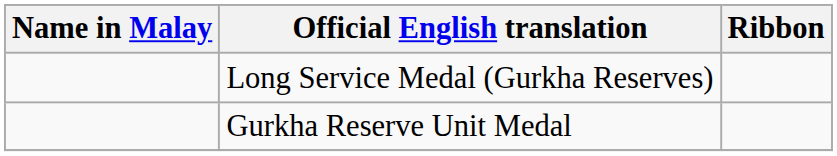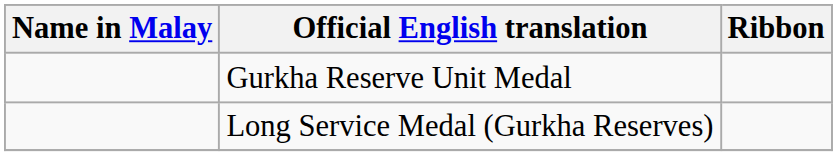rows swapped: (399, 125) <-> (470, 77)
